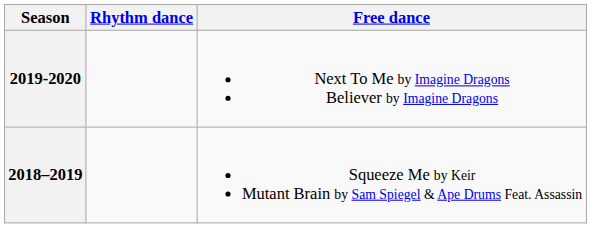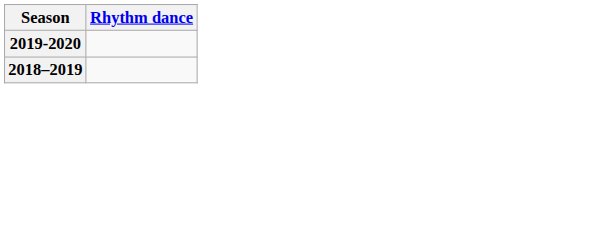- column: (391, 17)
